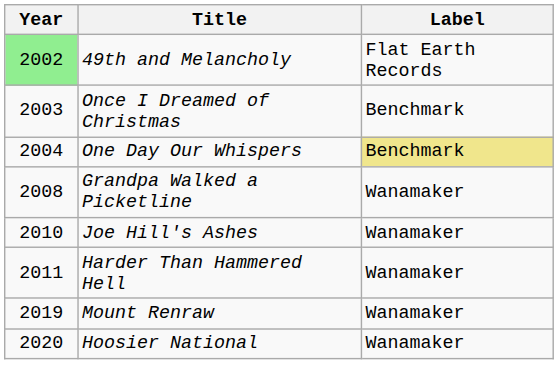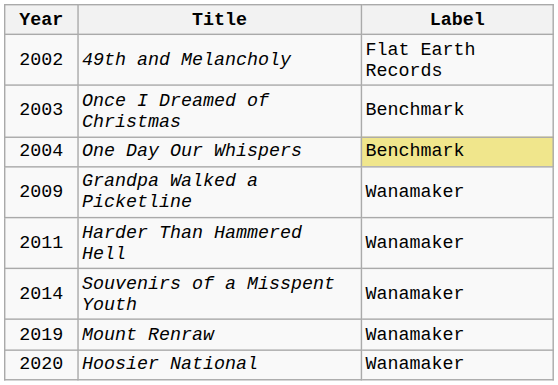(41, 60) lightgreen background -> (41, 60) no background
(41, 192) 2008 -> (41, 192) 2009
- row: (170, 232)
+ row: (208, 294)
